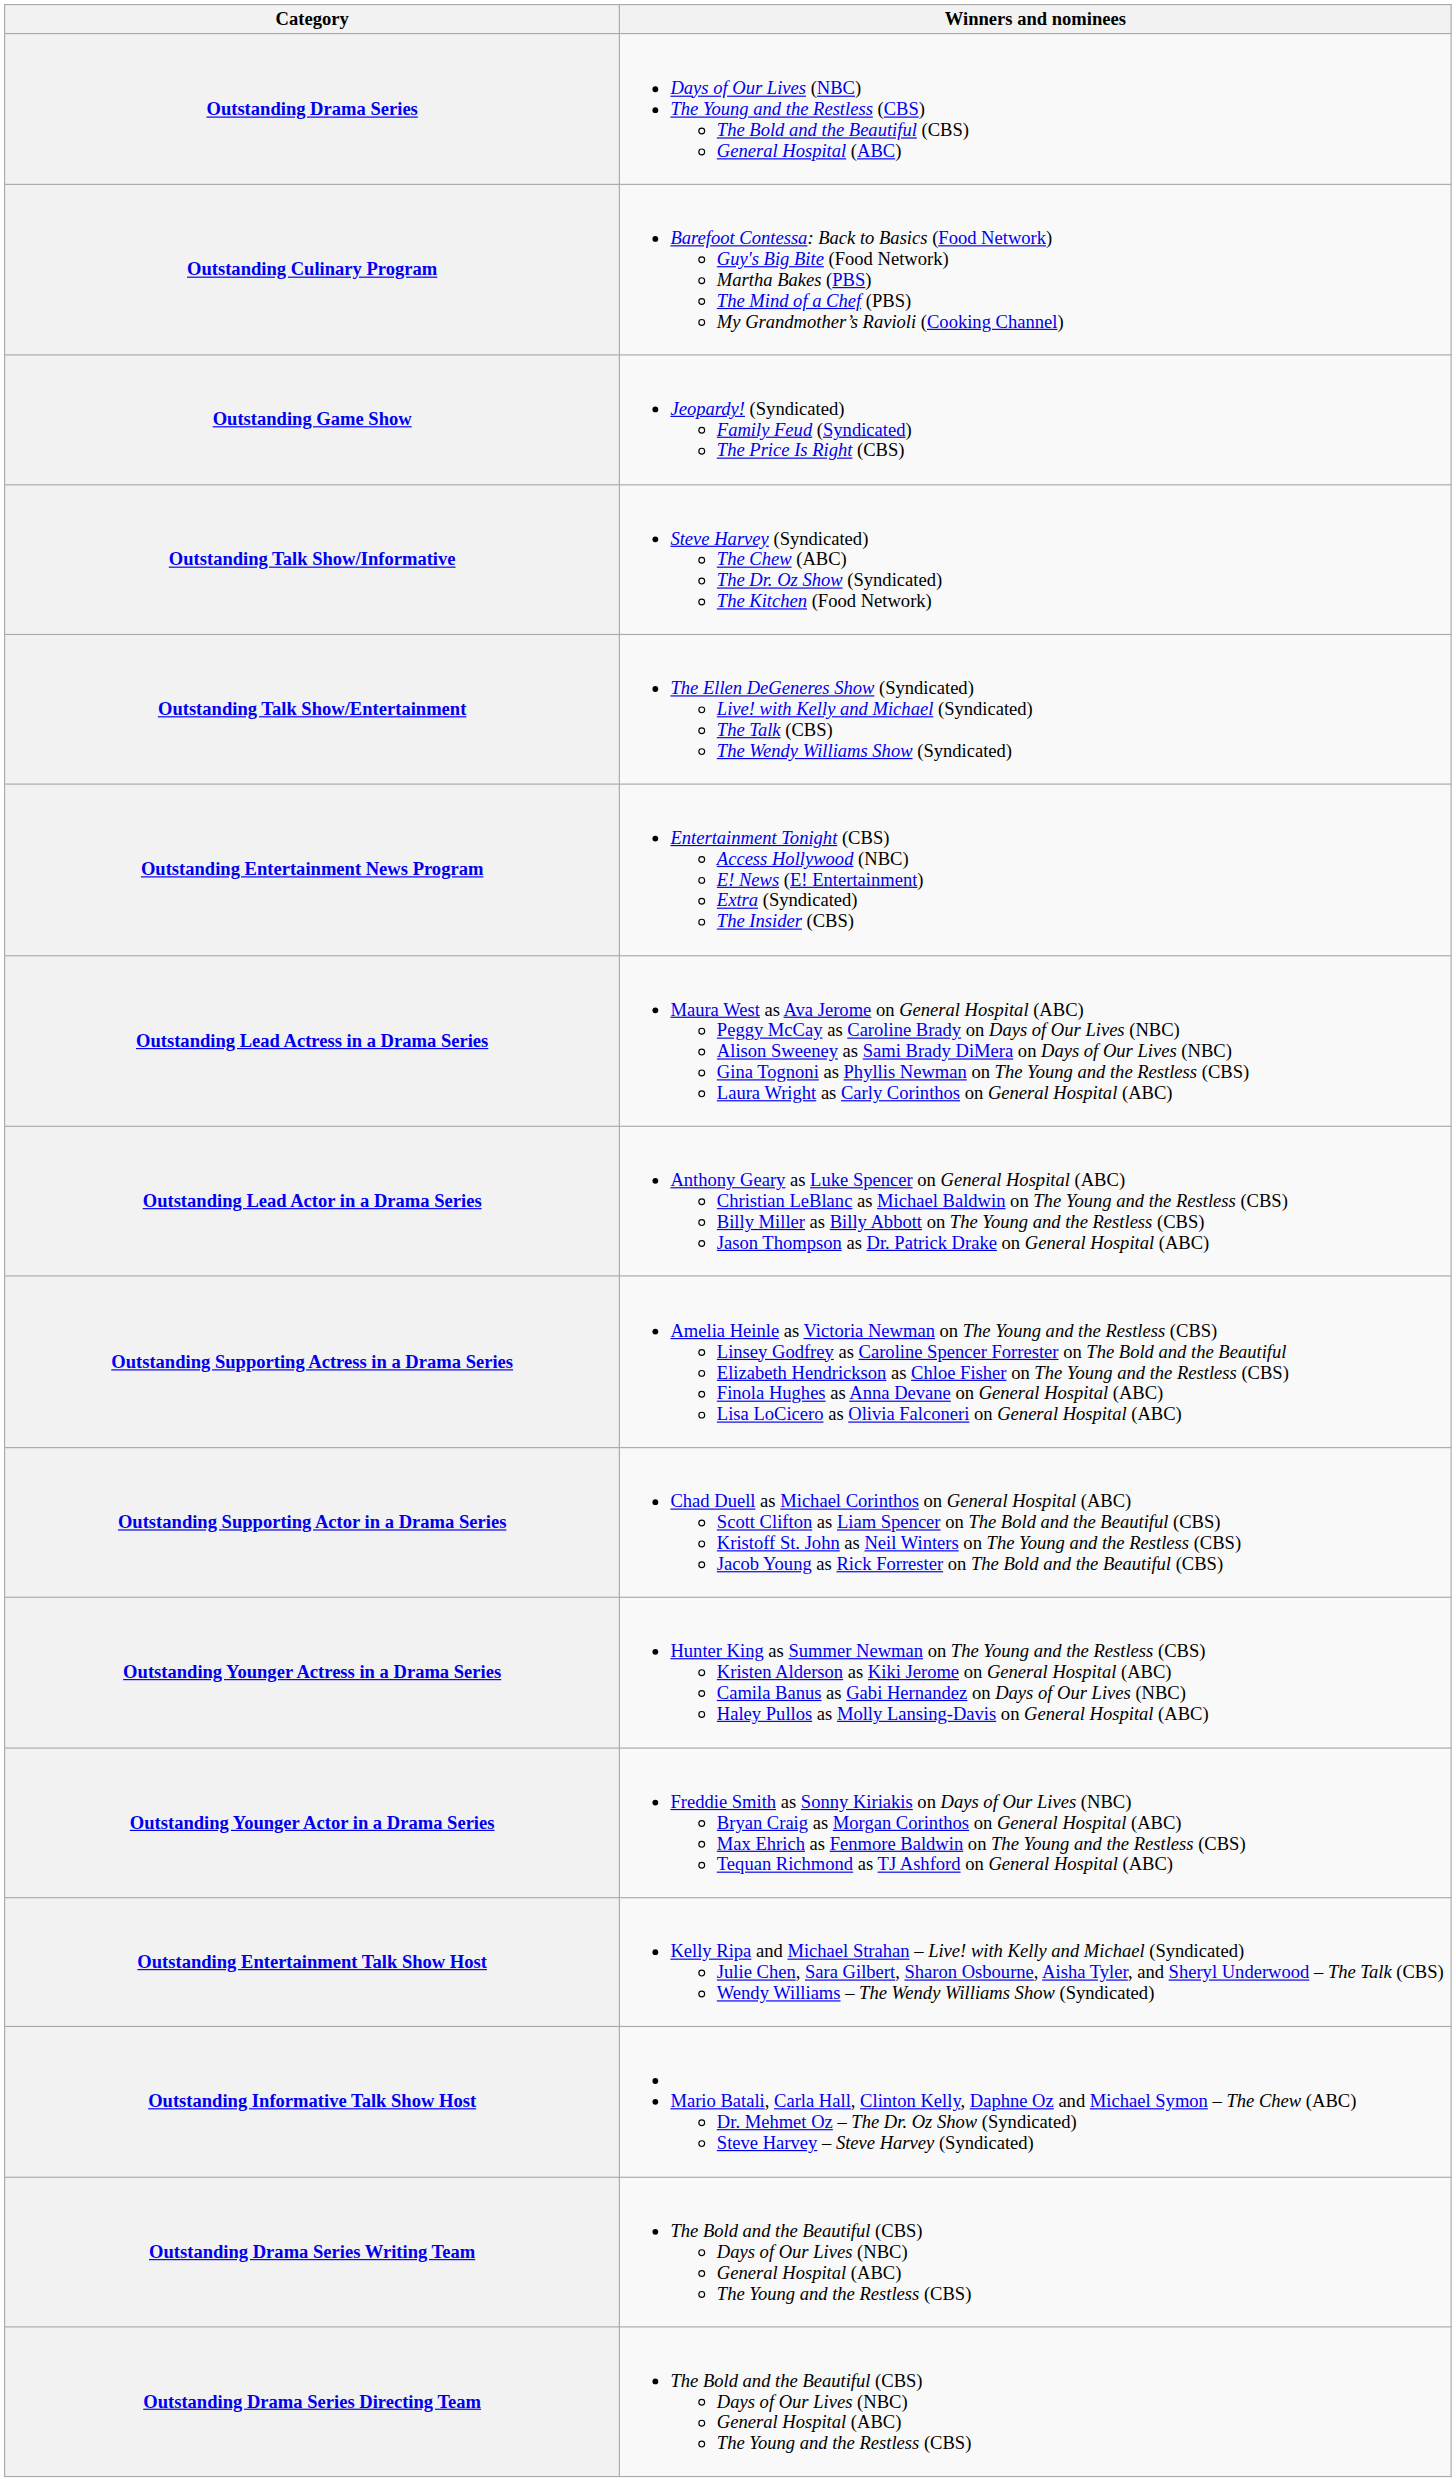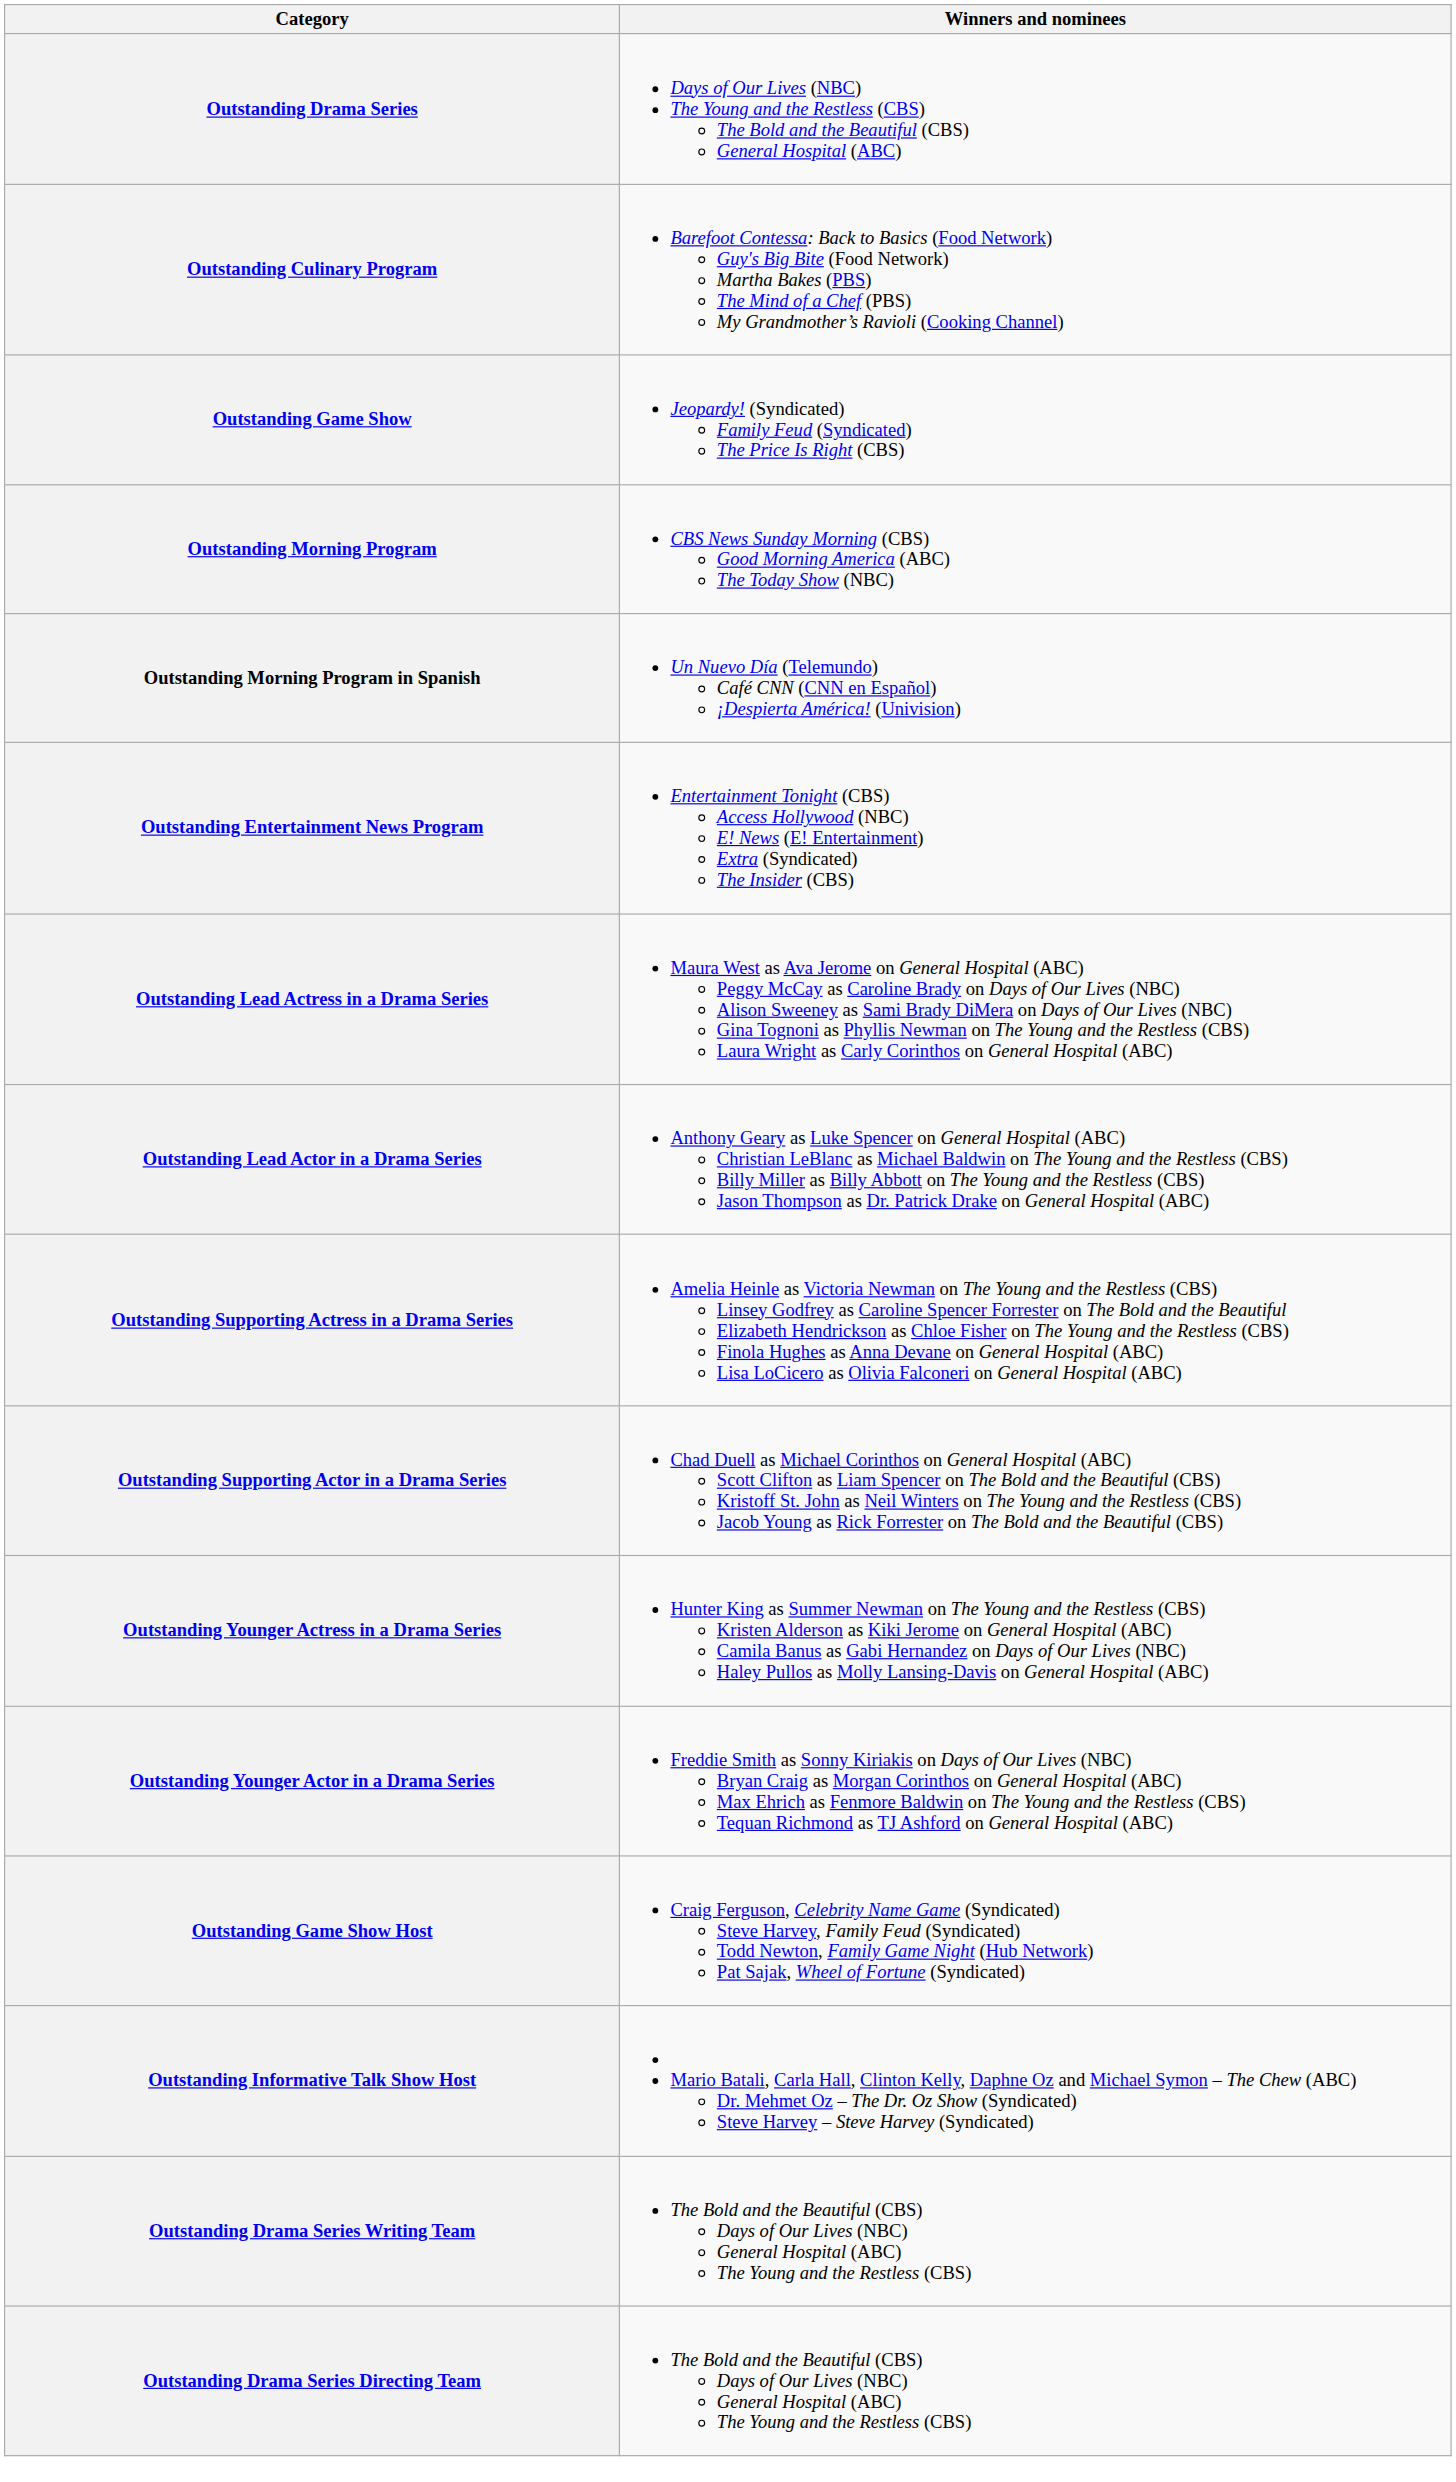+ row: (312, 548)
+ row: (312, 677)
- row: (312, 559)
- row: (312, 709)
+ row: (312, 1930)
- row: (312, 1962)
